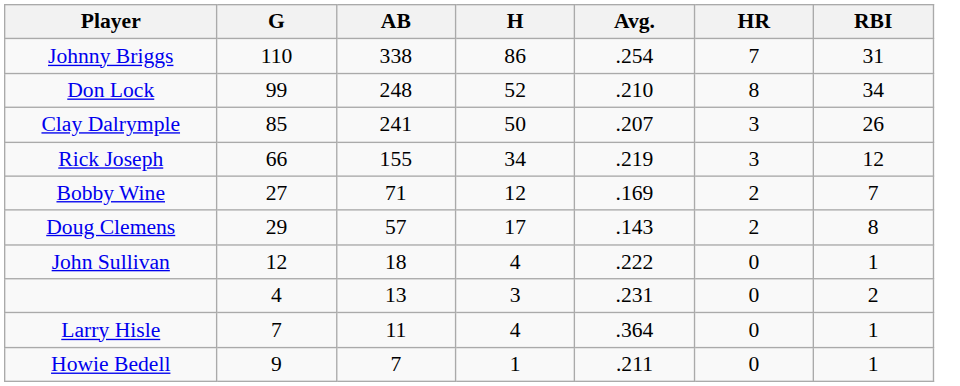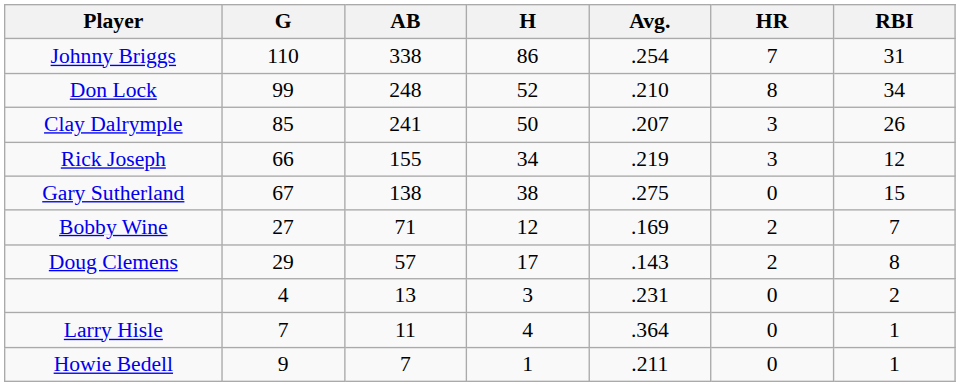+ row: (113, 192)
- row: (111, 261)
